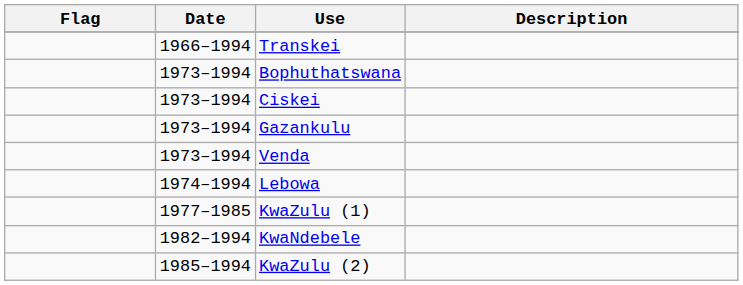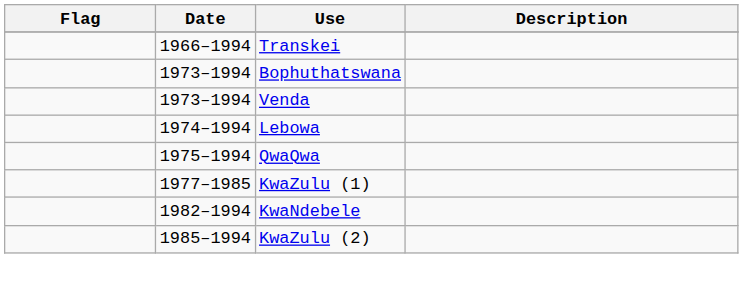- row: (289, 101)
- row: (305, 129)
+ row: (289, 156)
